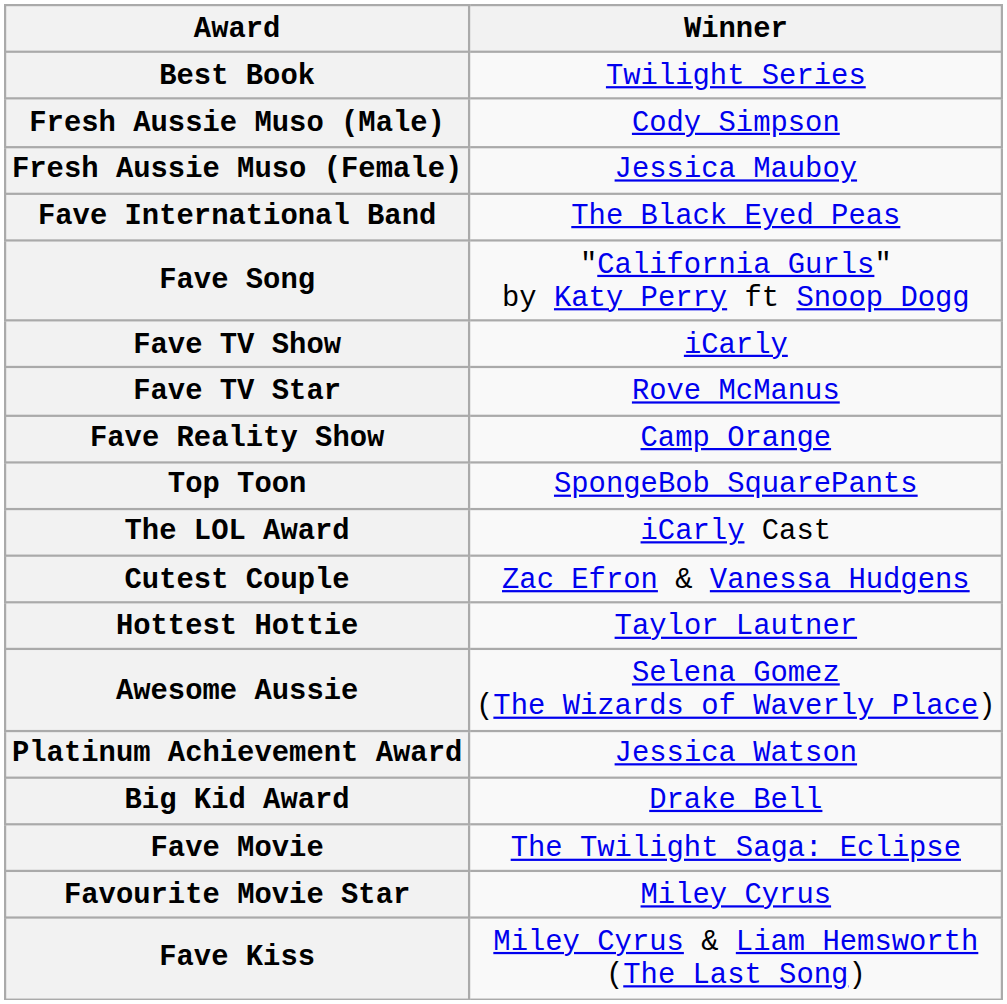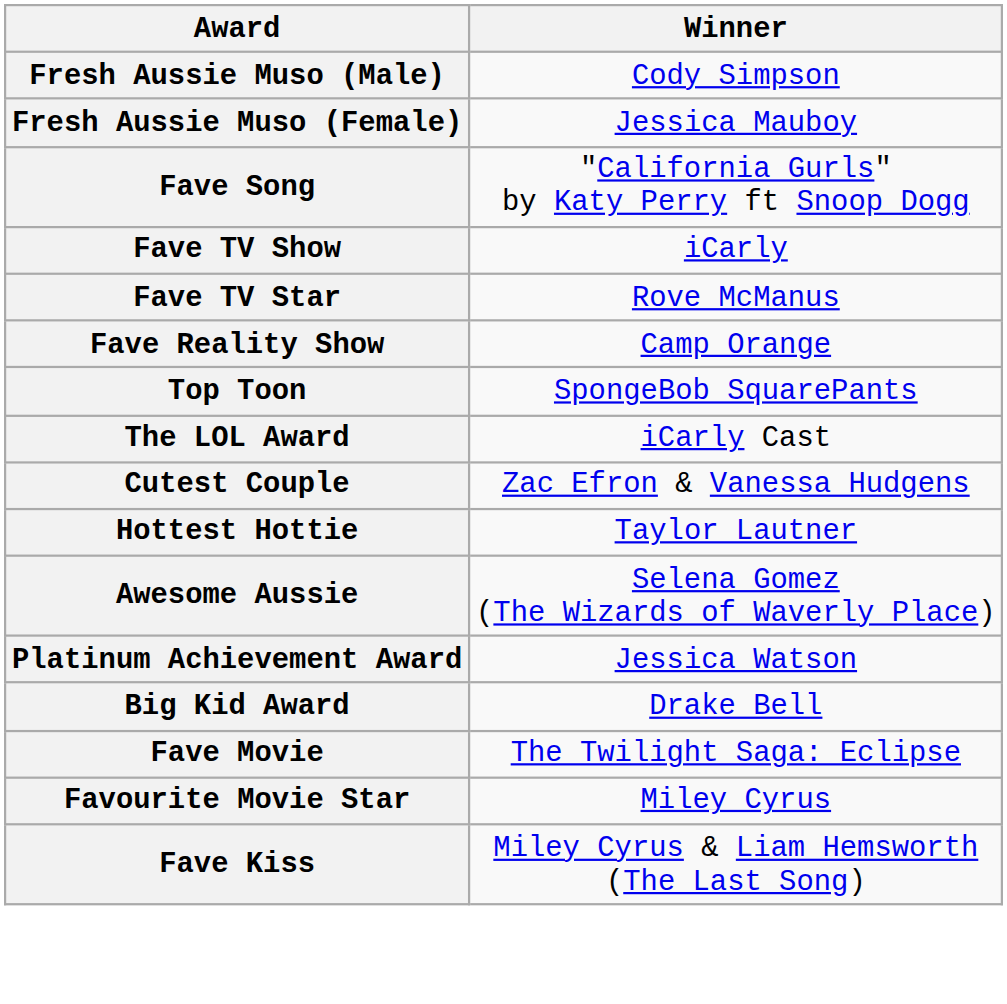- row: (237, 76)
- row: (237, 217)
